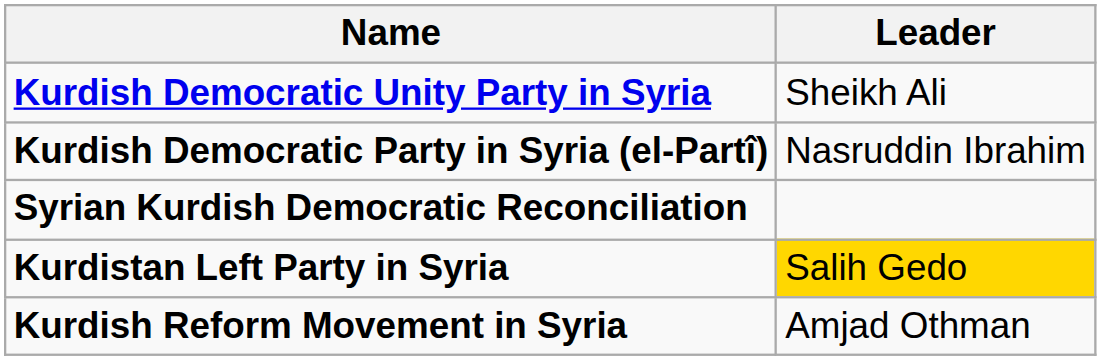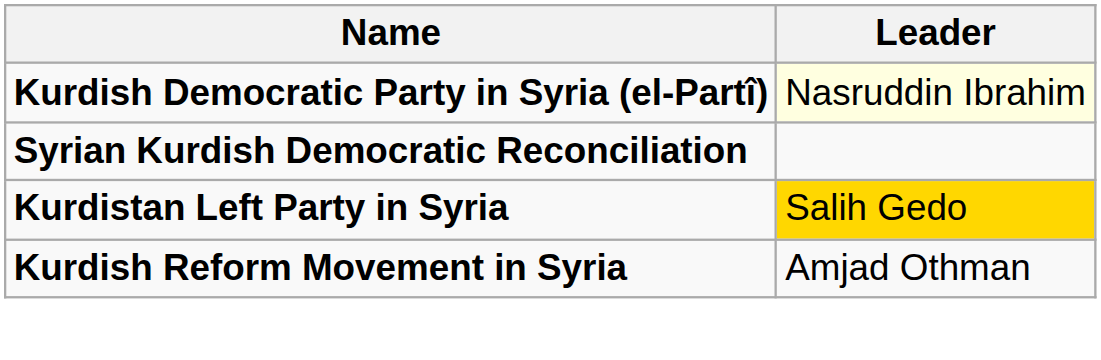- row: (362, 92)
(936, 150) no background -> (936, 92) lightyellow background
